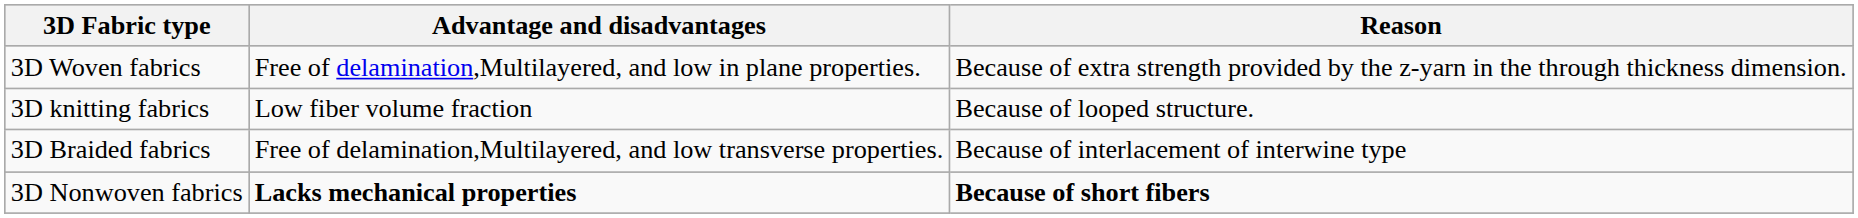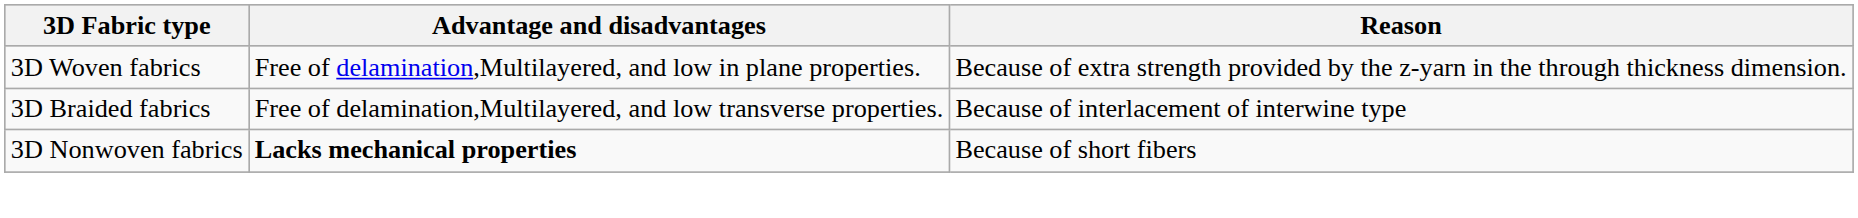- row: (110, 108)
(1083, 191) bold -> (1076, 150) normal
